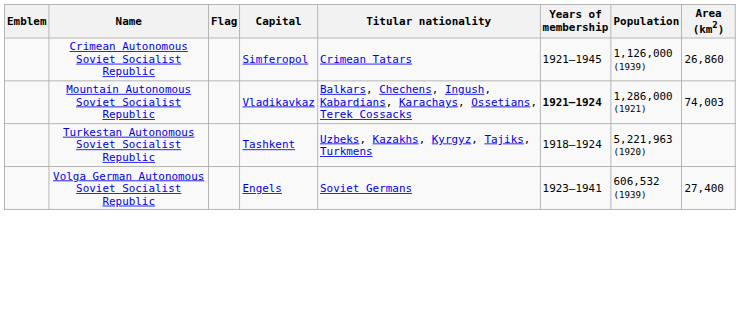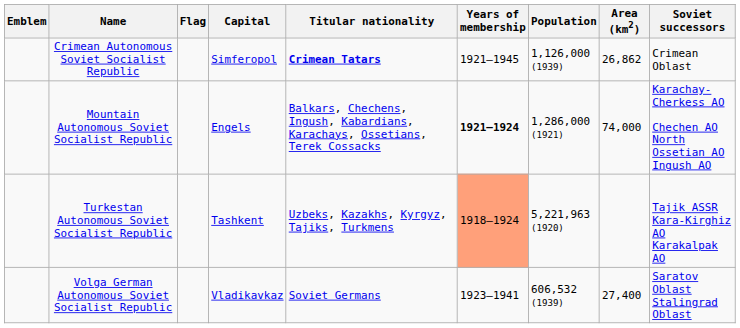+ column: (692, 21)
(366, 59) normal -> (335, 59) bold
(704, 59) 26,860 -> (622, 59) 26,862
(279, 102) Vladikavkaz -> (231, 127) Engels
(704, 102) 74,003 -> (622, 127) 74,000
(572, 145) no background -> (490, 221) lightsalmon background
(262, 188) Engels -> (247, 295) Vladikavkaz
